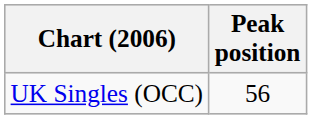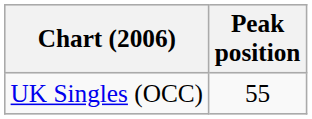(258, 93) 56 -> (258, 93) 55
